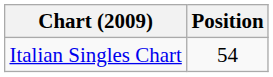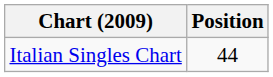(228, 54) 54 -> (228, 54) 44
